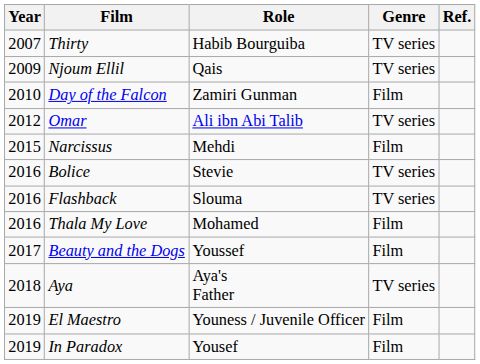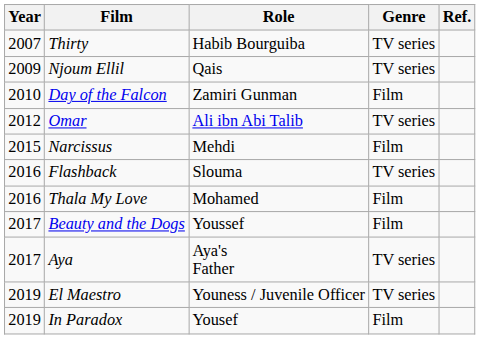- row: (69, 172)
(25, 285) 2018 -> (25, 259) 2017
(388, 320) Film -> (404, 294) TV series
